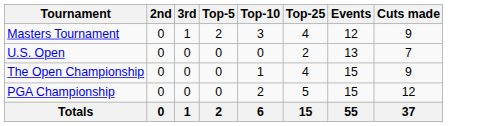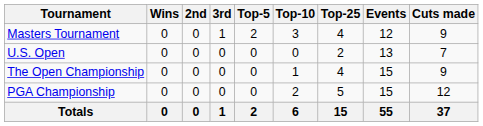+ column: (165, 14)
